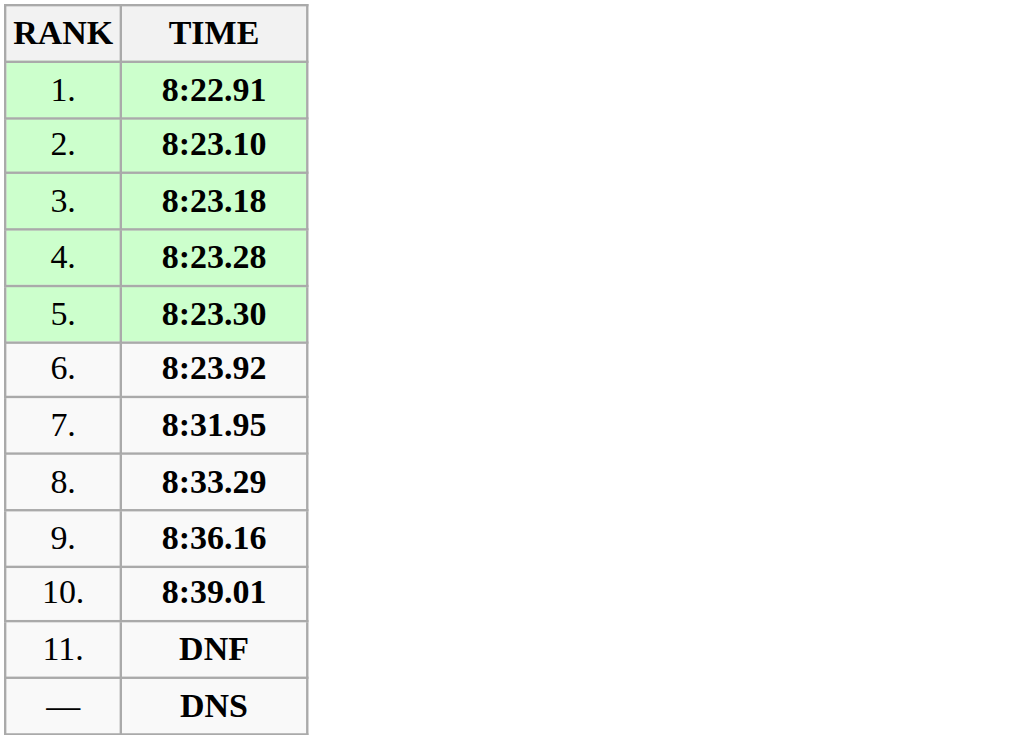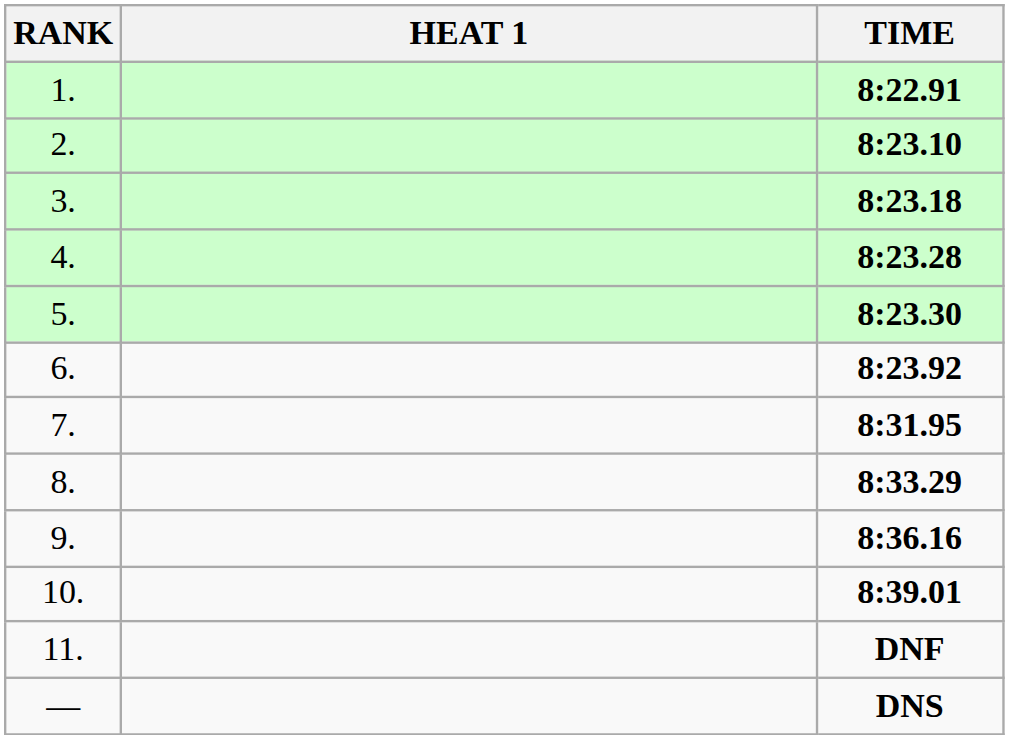+ column: (469, 32)
